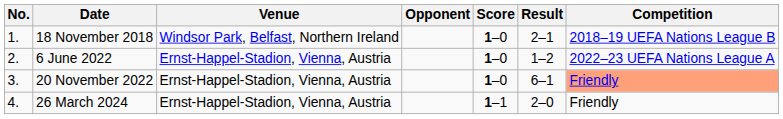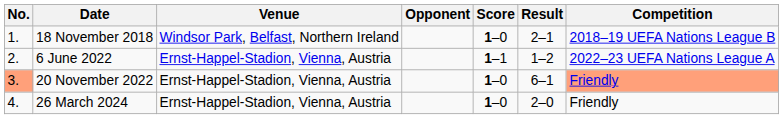(496, 59) 1–0 -> (496, 59) 1–1
(13, 80) no background -> (13, 80) lightsalmon background
(496, 102) 1–1 -> (496, 102) 1–0
